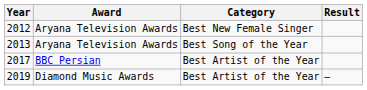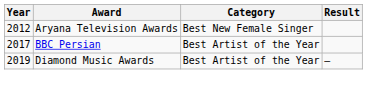- row: (19, 45)
